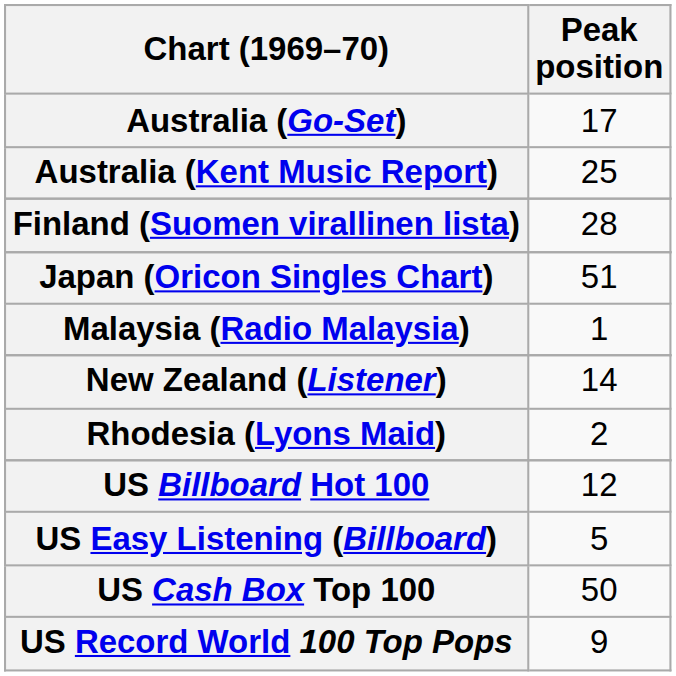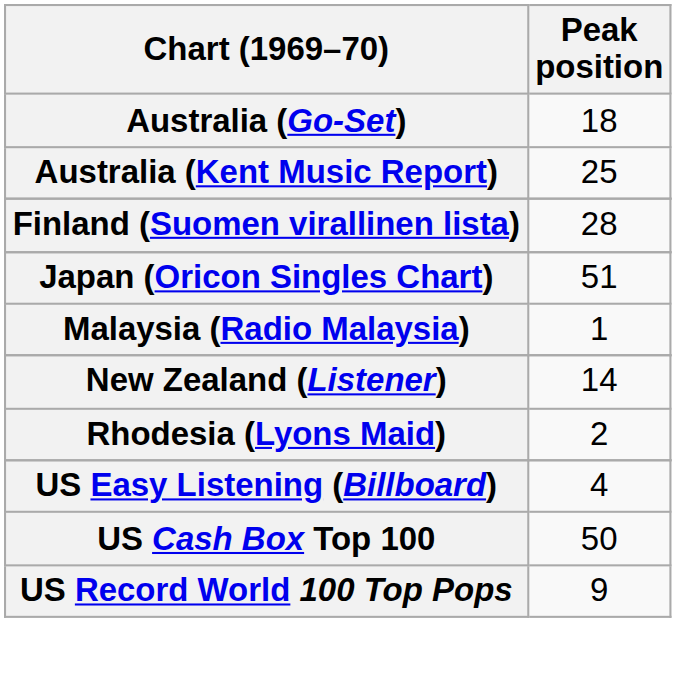(599, 119) 17 -> (599, 119) 18
- row: (266, 485)
(599, 538) 5 -> (599, 485) 4
